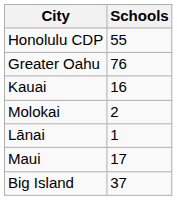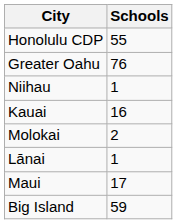+ row: (29, 87)
(119, 183) 37 -> (119, 207) 59
